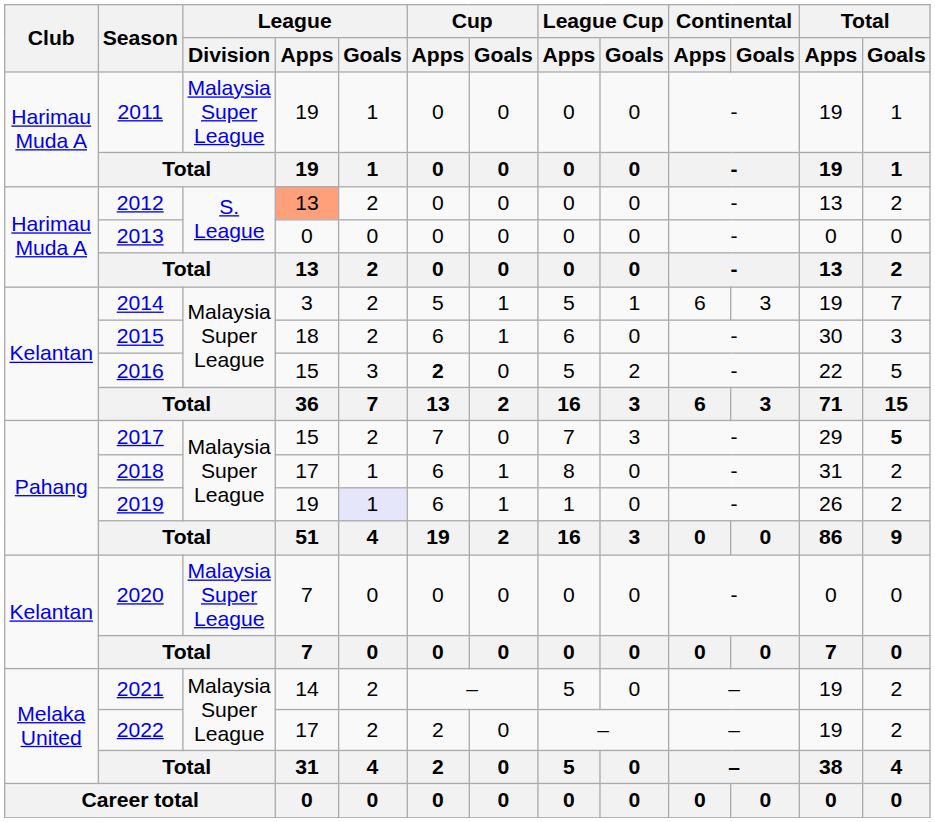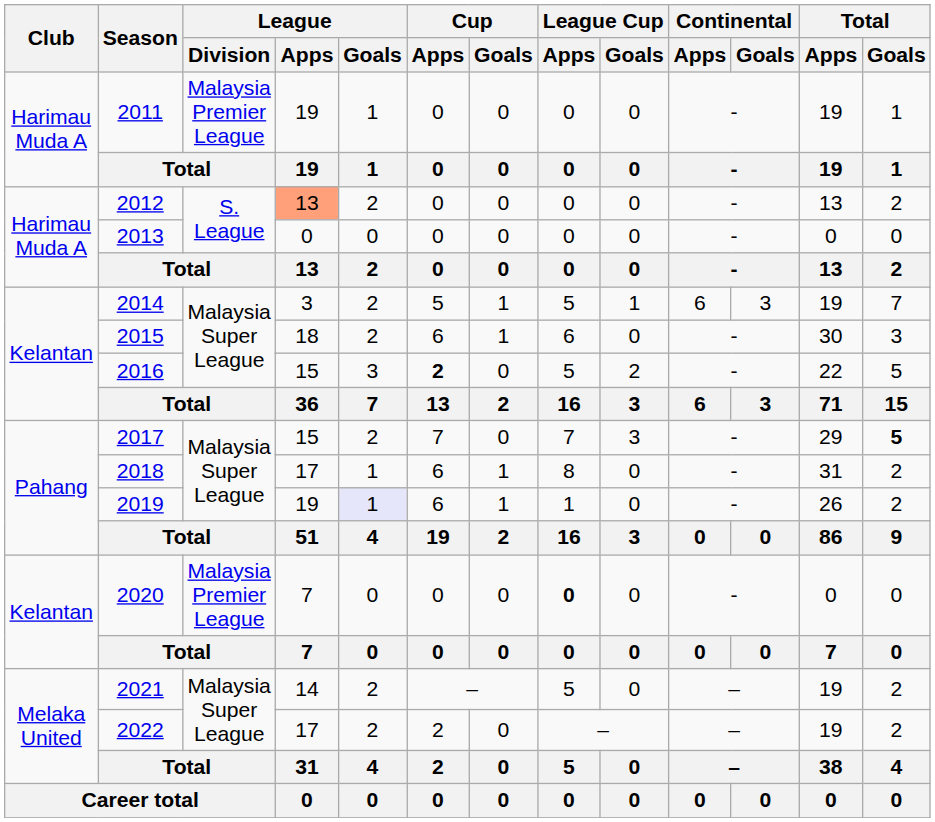(229, 111) Malaysia Super League -> (229, 111) Malaysia Premier League
(229, 594) Malaysia Super League -> (229, 594) Malaysia Premier League
(569, 594) normal -> (569, 594) bold
